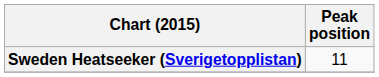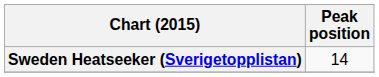(339, 59) 11 -> (339, 59) 14
